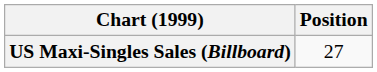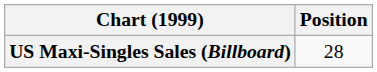(334, 51) 27 -> (334, 51) 28
